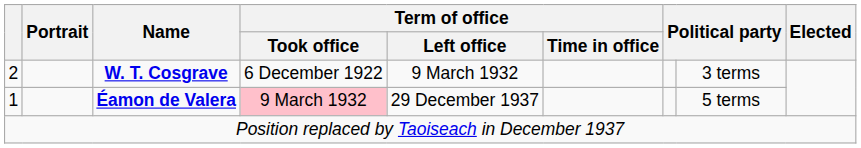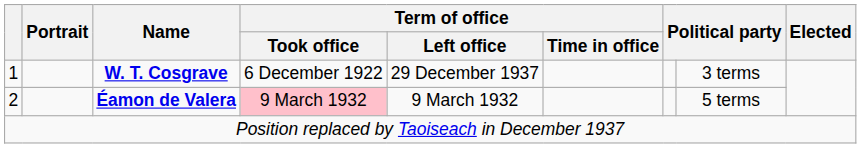(13, 73) 2 -> (13, 73) 1
(465, 73) 9 March 1932 -> (465, 73) 29 December 1937
(13, 101) 1 -> (13, 101) 2
(465, 101) 29 December 1937 -> (465, 101) 9 March 1932
